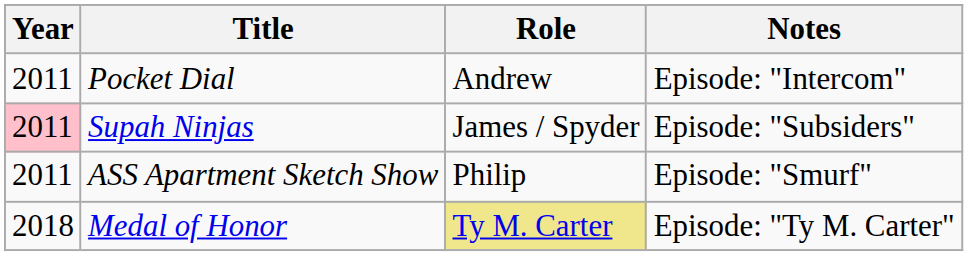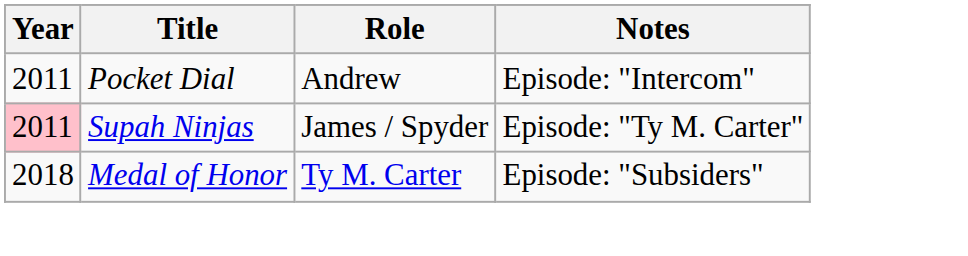(784, 126) Episode: "Subsiders" -> (653, 126) Episode: "Ty M. Carter"
- row: (263, 175)
(532, 224) khaki background -> (381, 175) no background
(804, 224) Episode: "Ty M. Carter" -> (633, 175) Episode: "Subsiders"
